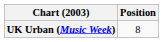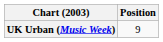(138, 29) 8 -> (138, 29) 9
